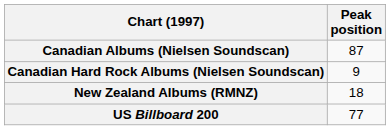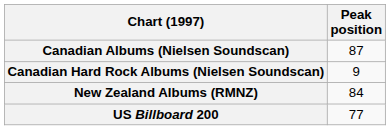(356, 93) 18 -> (356, 93) 84
